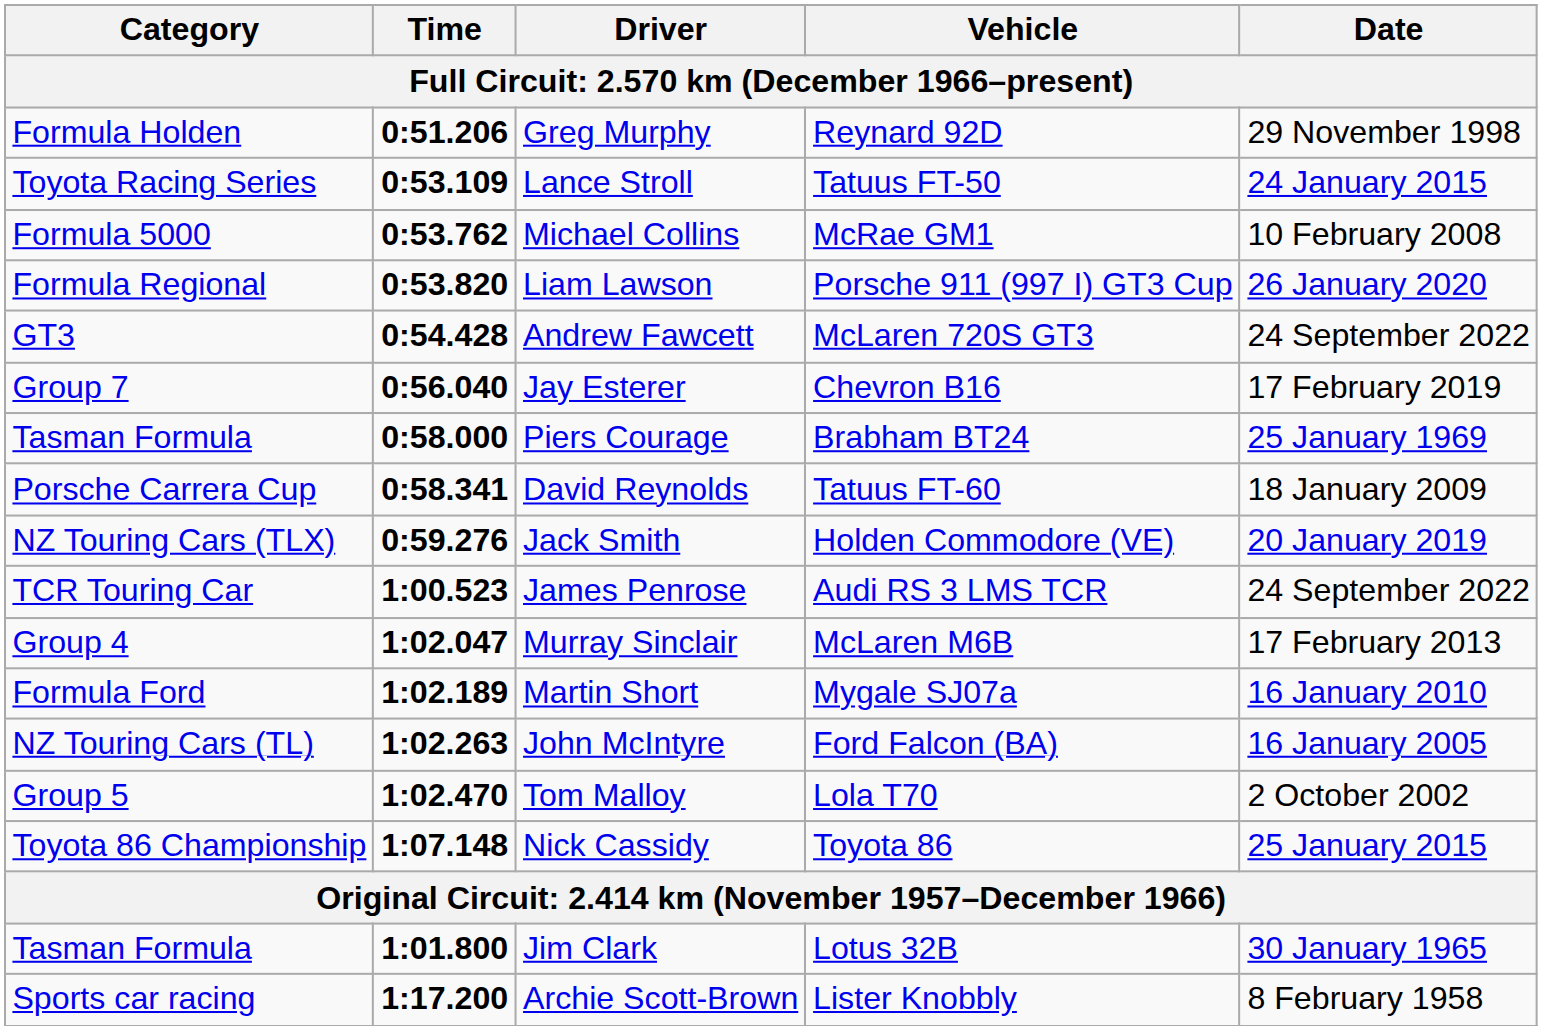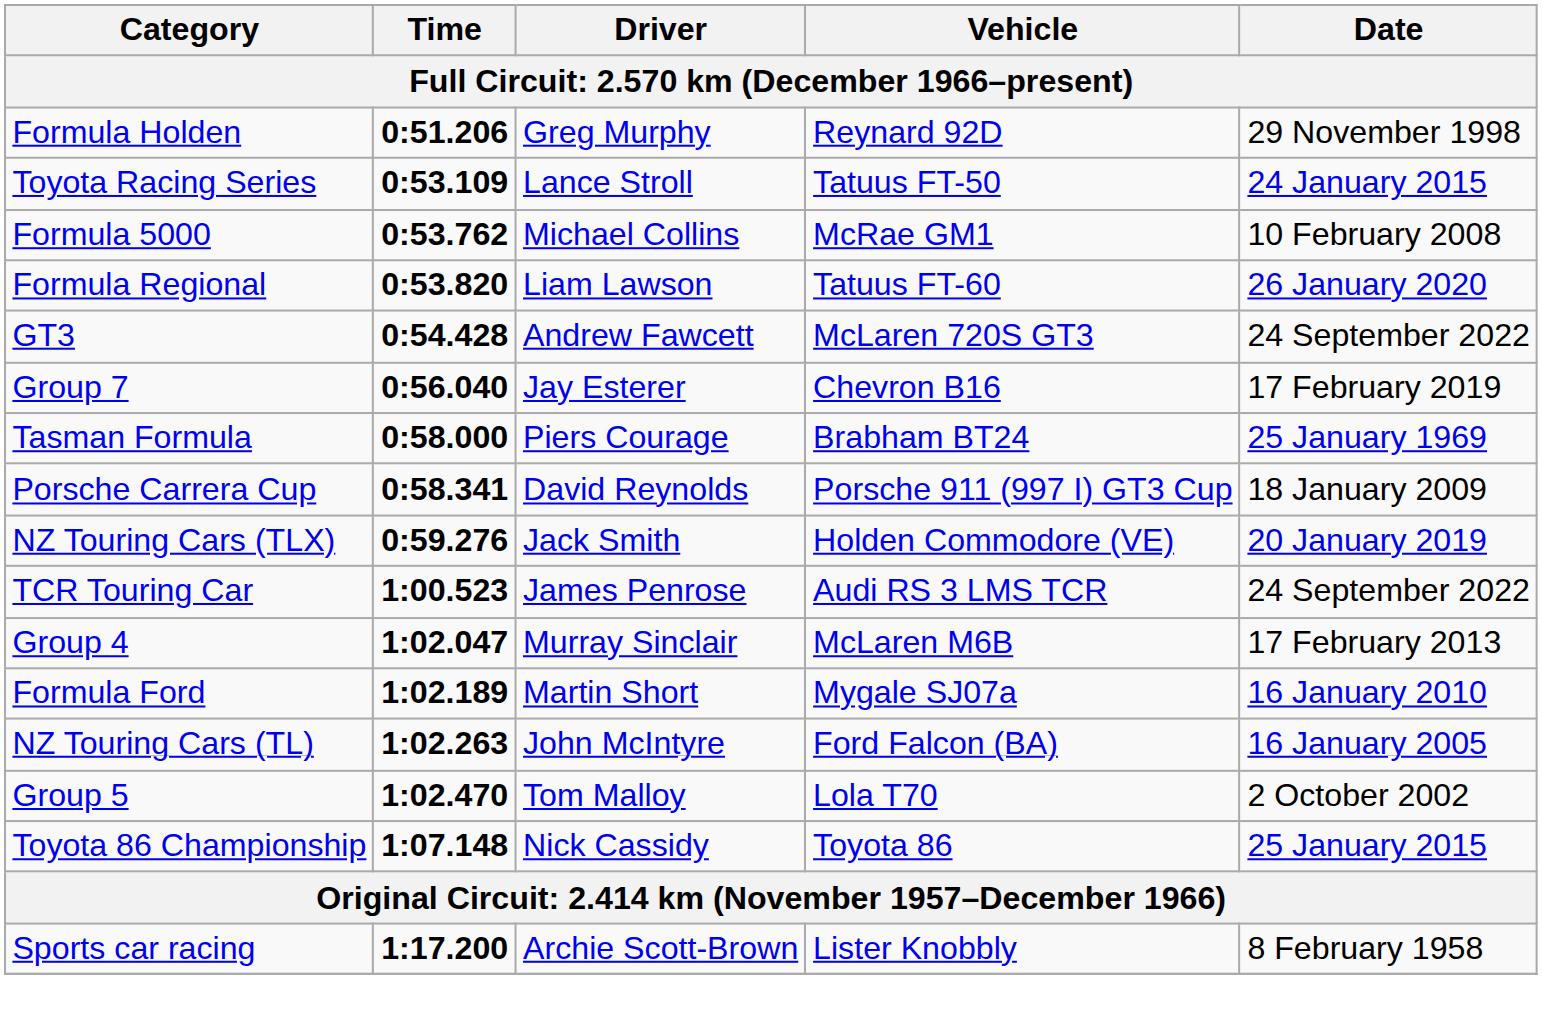(1023, 285) Porsche 911 (997 I) GT3 Cup -> (907, 285) Tatuus FT-60
(907, 489) Tatuus FT-60 -> (1023, 489) Porsche 911 (997 I) GT3 Cup
- row: (590, 948)
